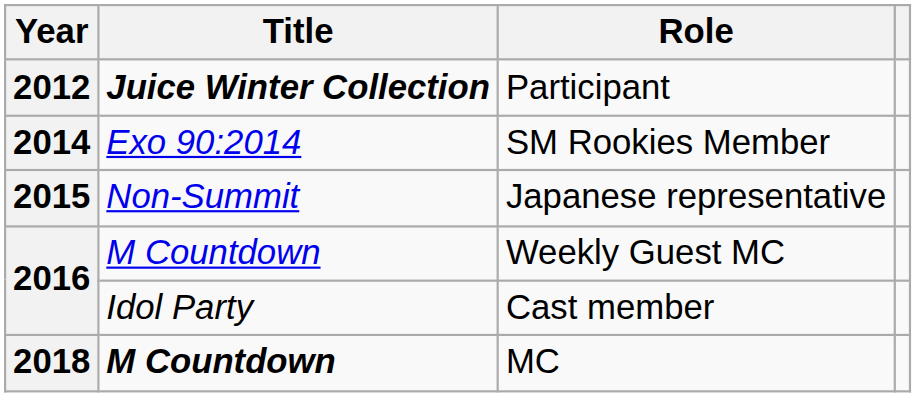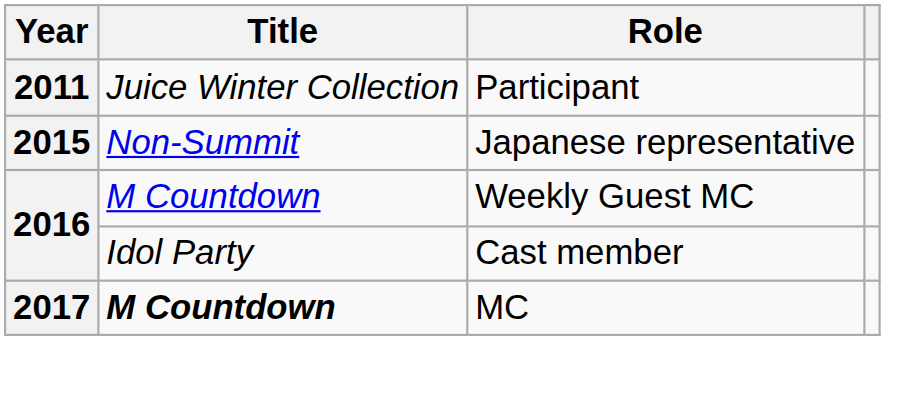(52, 87) 2012 -> (52, 87) 2011
(298, 87) bold -> (283, 87) normal
- row: (668, 142)
(52, 362) 2018 -> (52, 307) 2017
